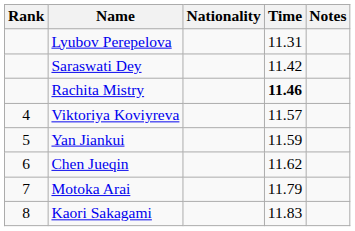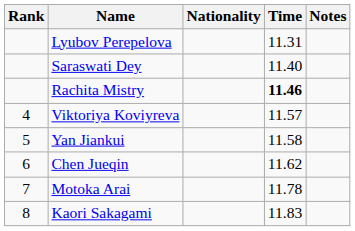(285, 66) 11.42 -> (285, 66) 11.40
(285, 139) 11.59 -> (285, 139) 11.58
(285, 189) 11.79 -> (285, 189) 11.78
